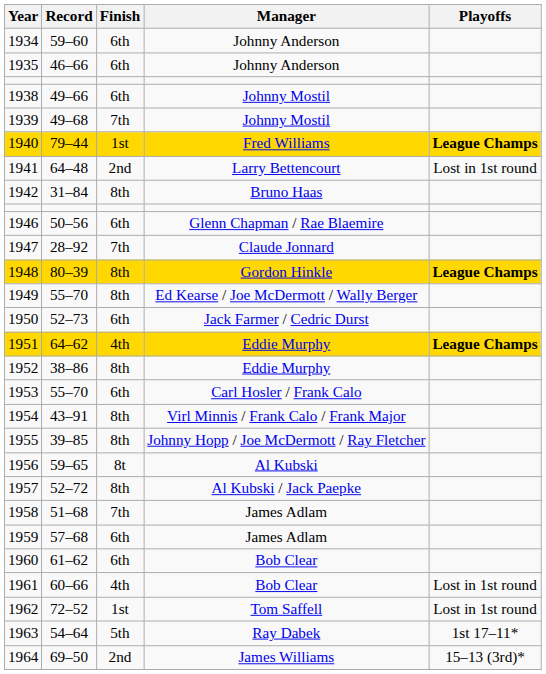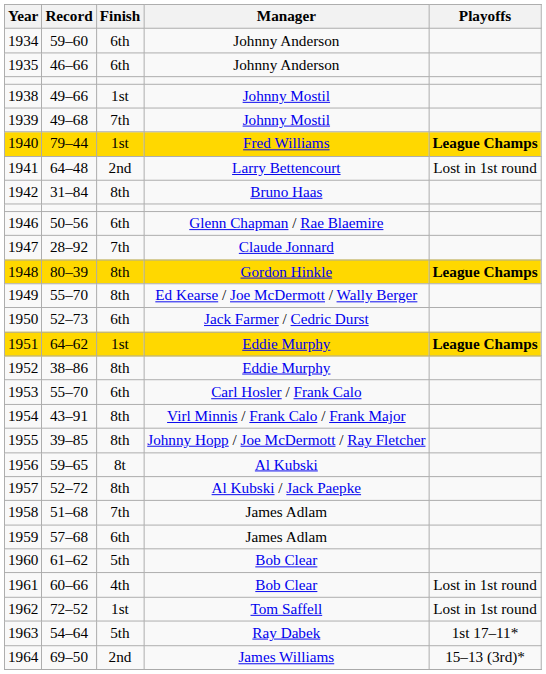(120, 95) 6th -> (120, 95) 1st
(120, 343) 4th -> (120, 343) 1st
(120, 560) 6th -> (120, 560) 5th
